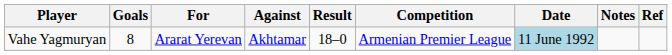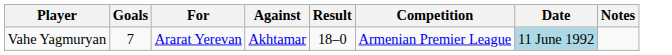- column: (653, 15)
(130, 38) 8 -> (130, 38) 7
